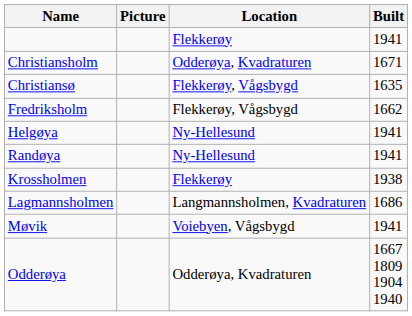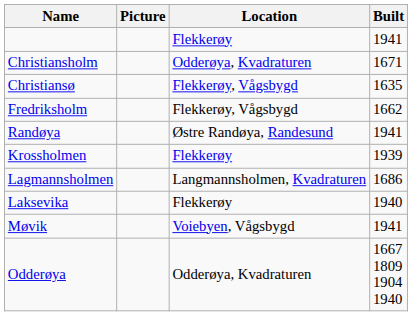- row: (33, 132)
(214, 156) Ny-Hellesund -> (253, 132) Østre Randøya, Randesund
(388, 179) 1938 -> (388, 156) 1939
+ row: (38, 202)
